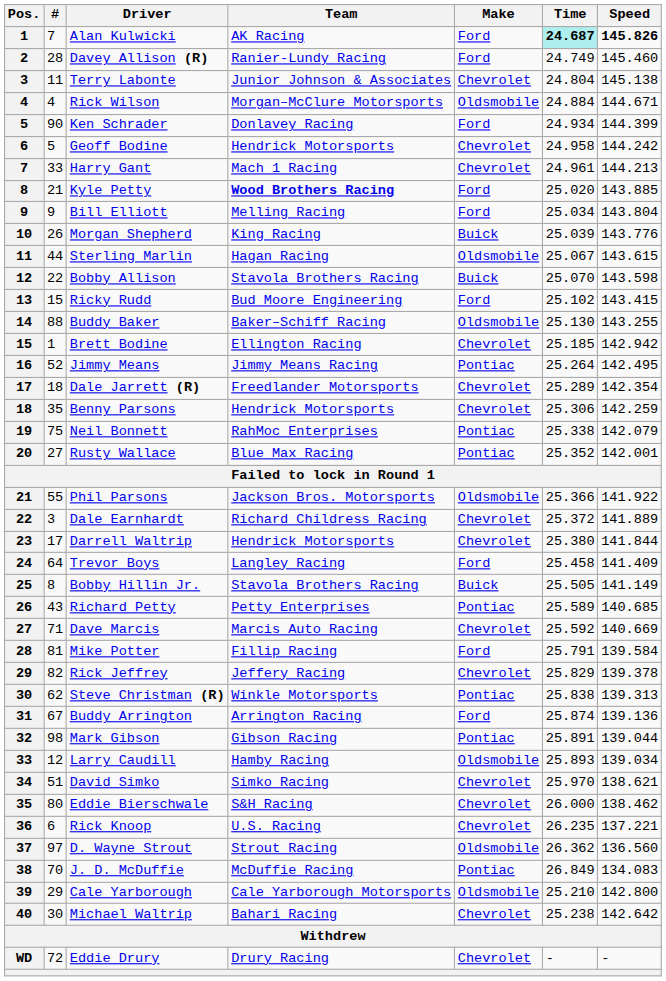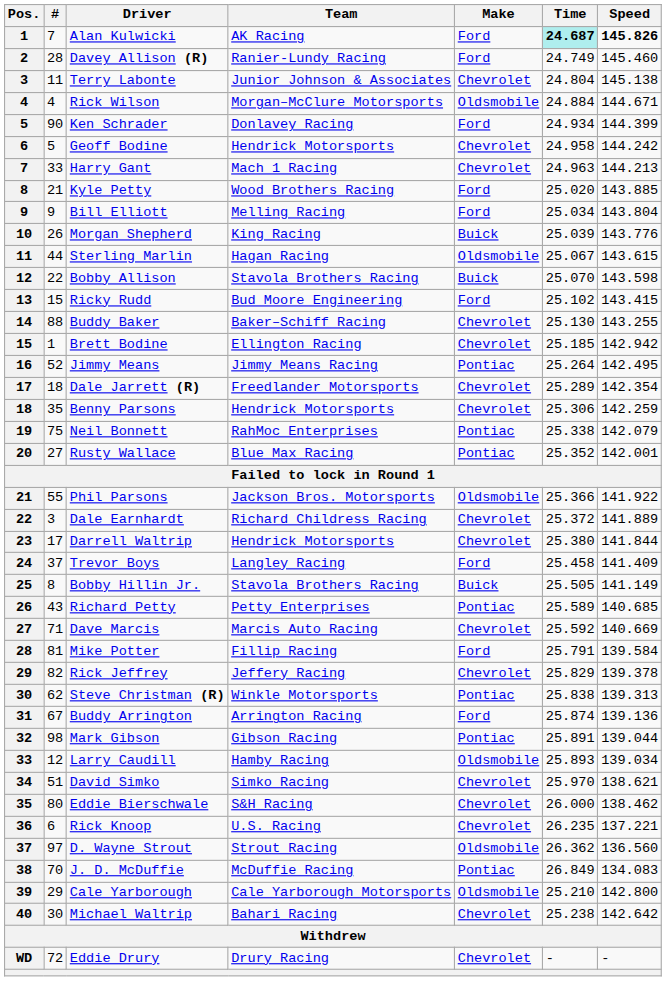(570, 169) 24.961 -> (570, 169) 24.963
(313, 191) bold -> (313, 191) normal
(498, 323) Oldsmobile -> (494, 323) Chevrolet
(55, 564) 64 -> (55, 564) 37
